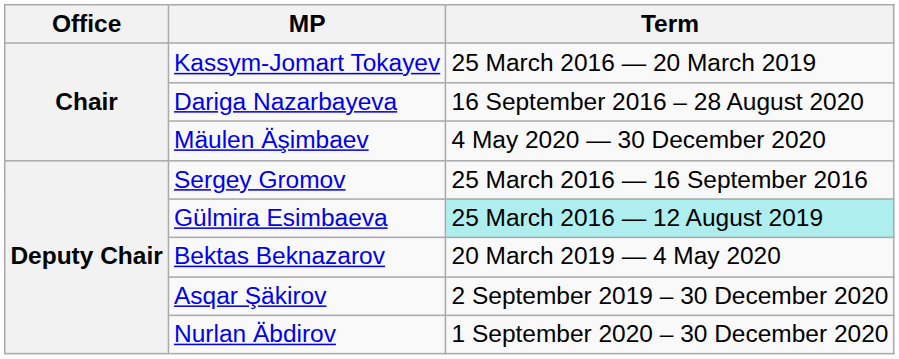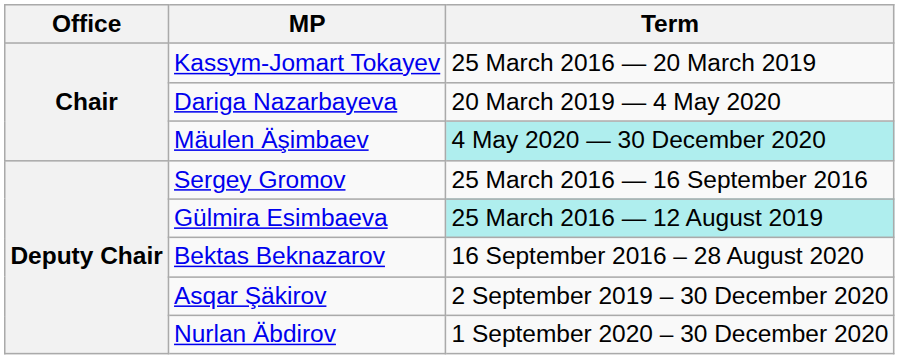(658, 101) 16 September 2016 – 28 August 2020 -> (616, 101) 20 March 2019 — 4 May 2020
(639, 140) no background -> (639, 140) paleturquoise background
(616, 256) 20 March 2019 — 4 May 2020 -> (658, 256) 16 September 2016 – 28 August 2020
